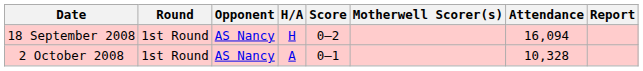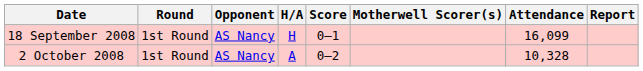(328, 35) 0–2 -> (328, 35) 0–1
(547, 35) 16,094 -> (547, 35) 16,099
(328, 55) 0–1 -> (328, 55) 0–2
